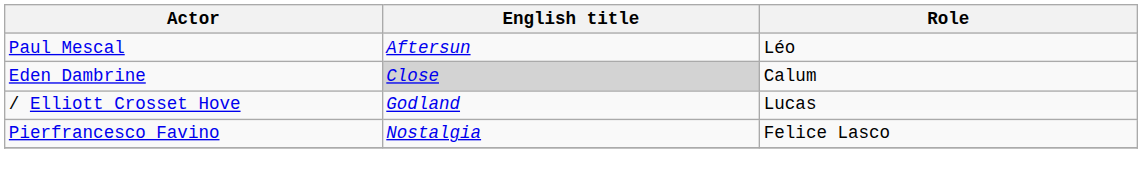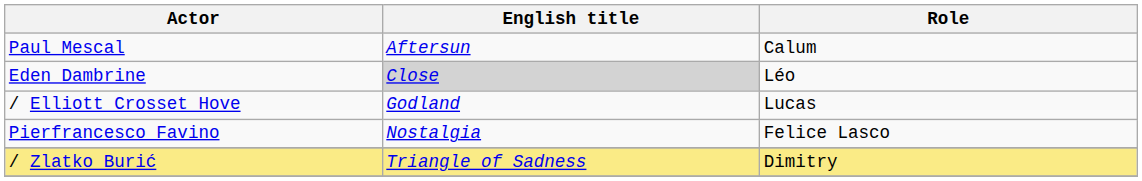(780, 48) Léo -> (790, 48) Calum
(790, 76) Calum -> (780, 76) Léo
+ row: (83, 162)
